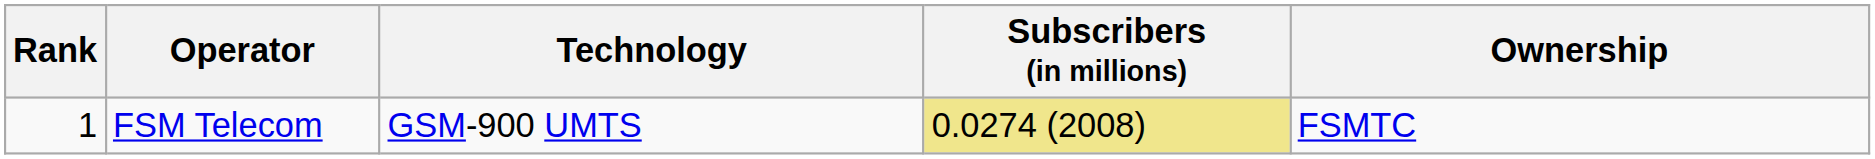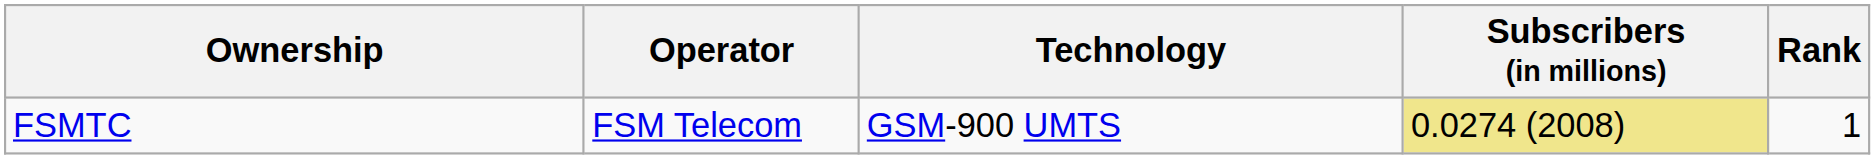columns swapped: (55, 51) <-> (1579, 51)
